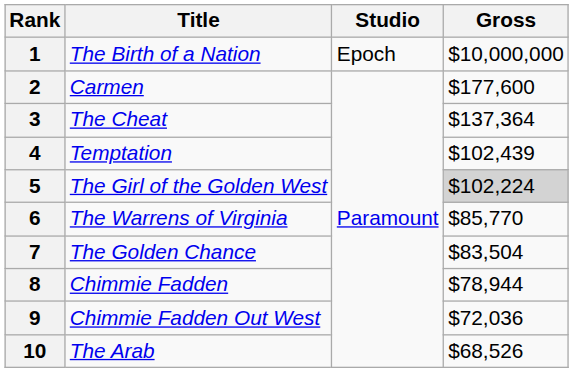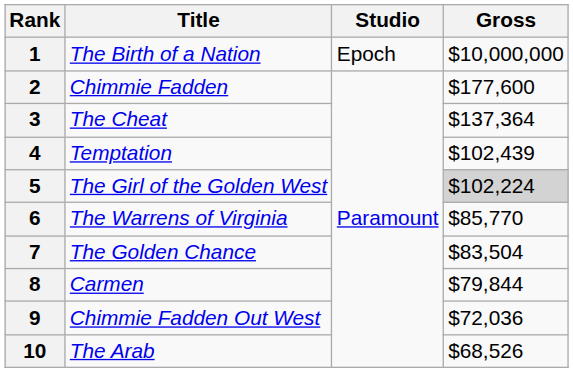(107, 86) Carmen -> (149, 86) Chimmie Fadden
(149, 284) Chimmie Fadden -> (107, 284) Carmen
(486, 284) $78,944 -> (486, 284) $79,844
